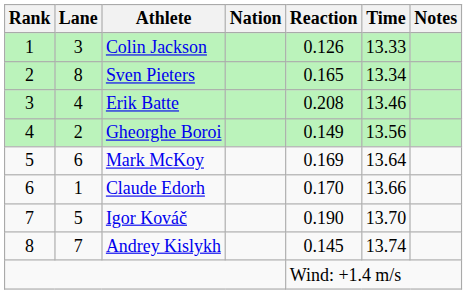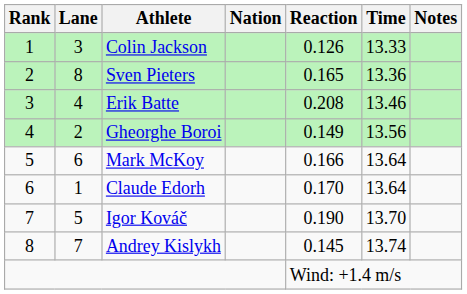(386, 75) 13.34 -> (386, 75) 13.36
(324, 160) 0.169 -> (324, 160) 0.166
(386, 189) 13.66 -> (386, 189) 13.64
